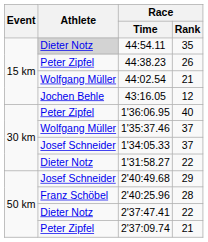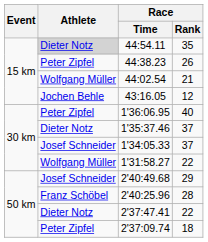(78, 129) Wolfgang Müller -> (67, 129) Dieter Notz
(67, 163) Dieter Notz -> (78, 163) Wolfgang Müller
(188, 229) 21 -> (188, 229) 18
